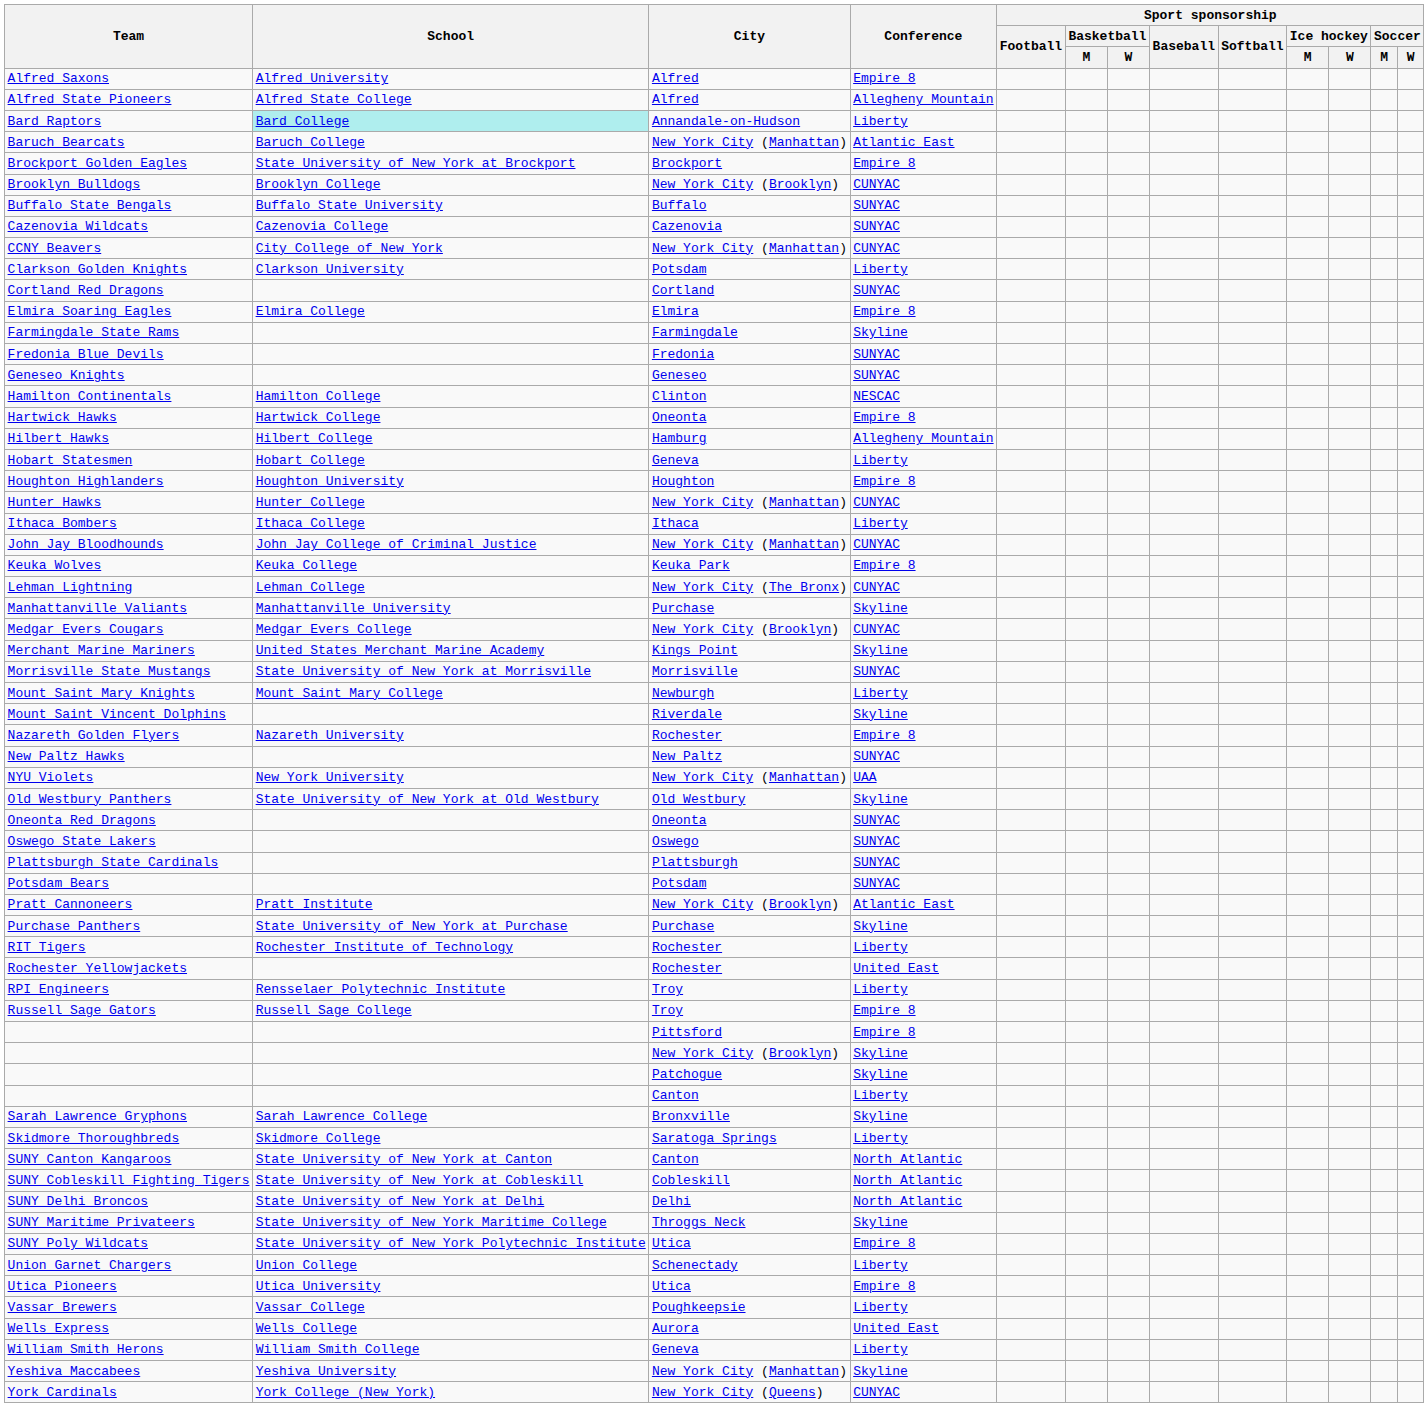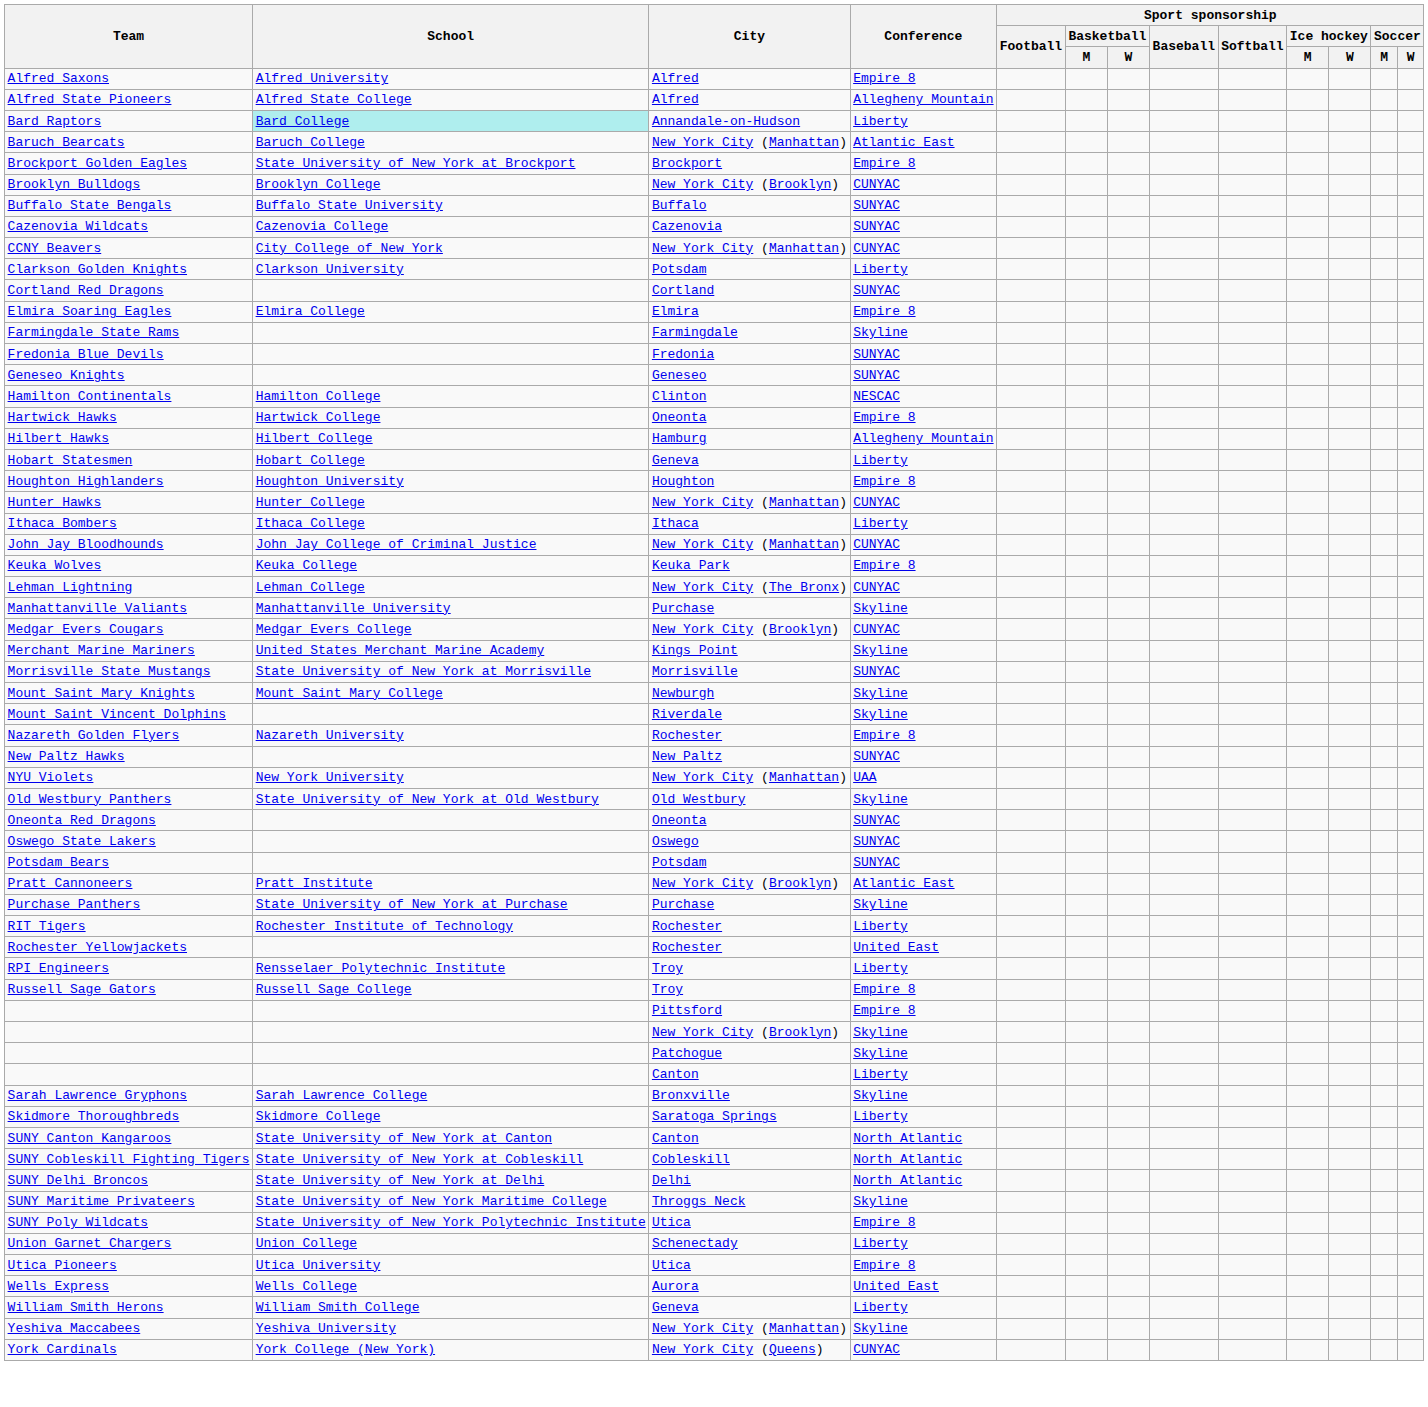(880, 693) Liberty -> (880, 693) Skyline
- row: (113, 863)
- row: (62, 1308)
